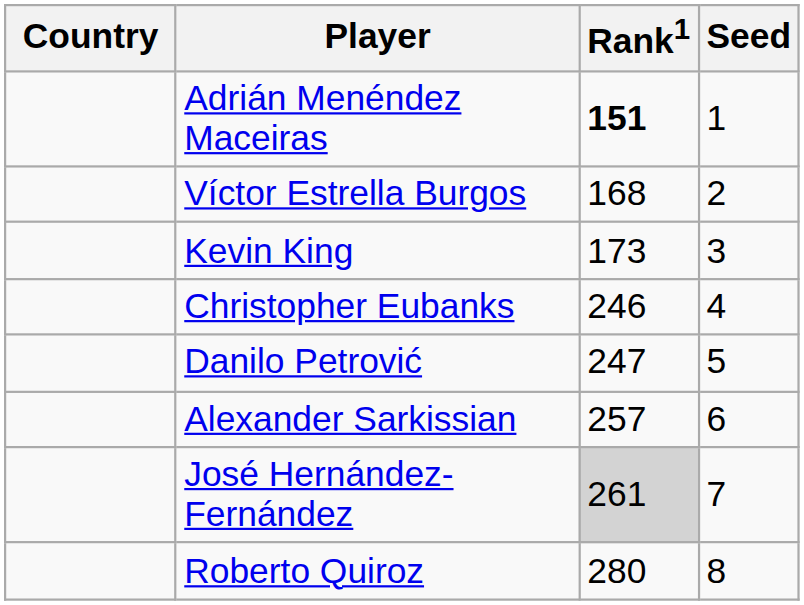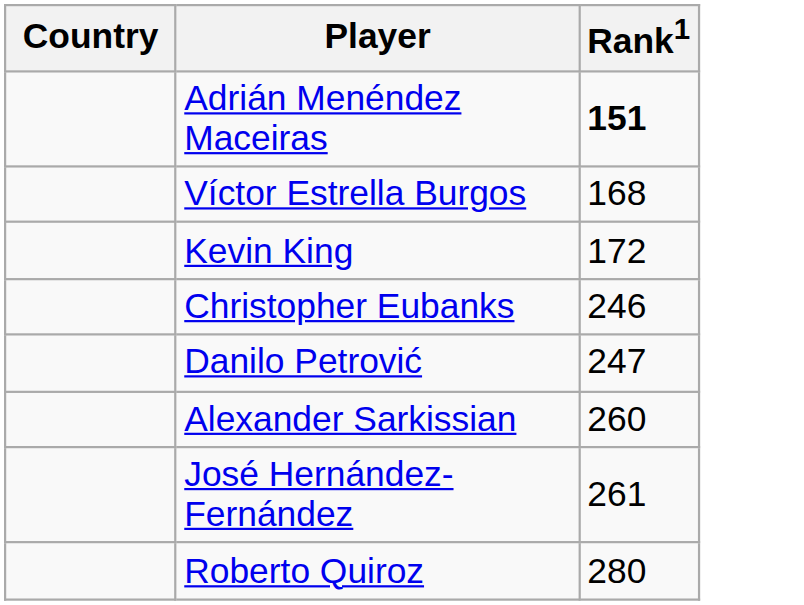- column: (749, 37)
(617, 250) 173 -> (617, 250) 172
(617, 418) 257 -> (617, 418) 260
(617, 494) lightgrey background -> (617, 494) no background
